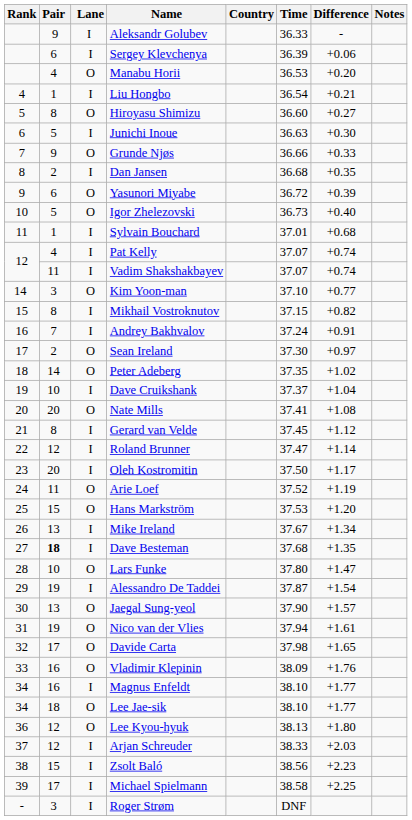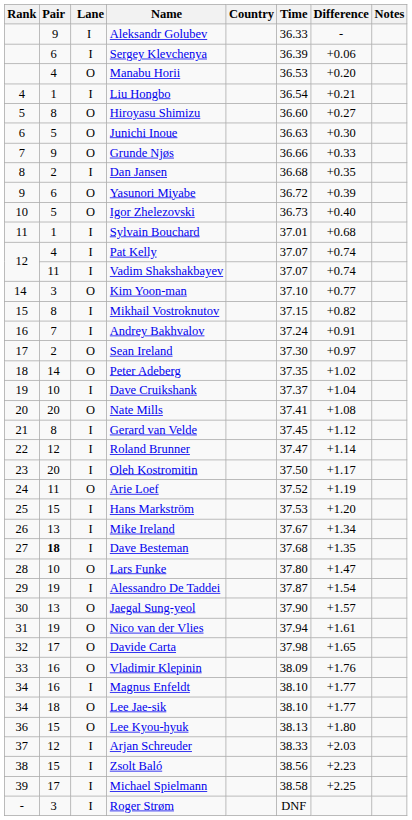(89, 133) I -> (89, 133) O
(89, 509) O -> (89, 509) I
(55, 726) 12 -> (55, 726) 15
